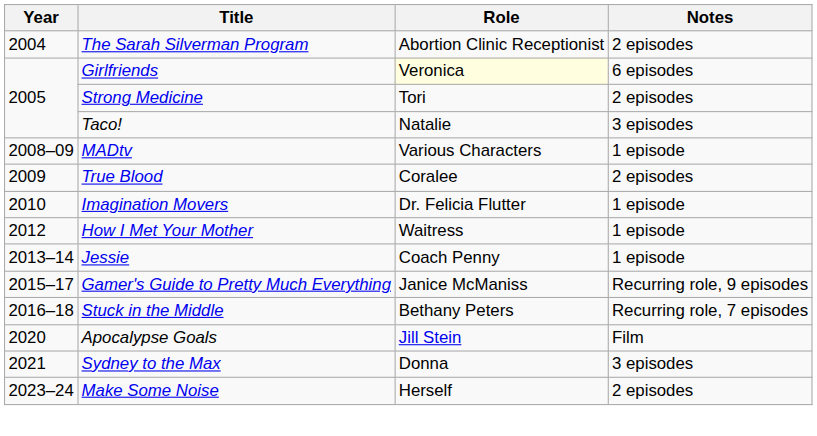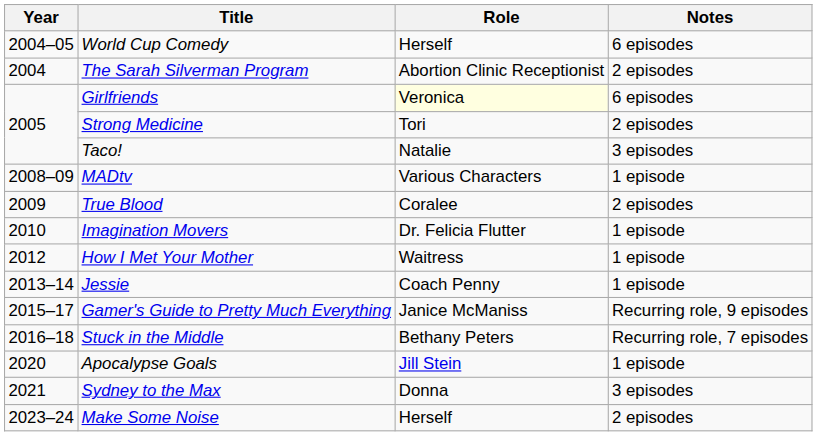+ row: (155, 44)
(628, 337) Film -> (648, 364) 1 episode
